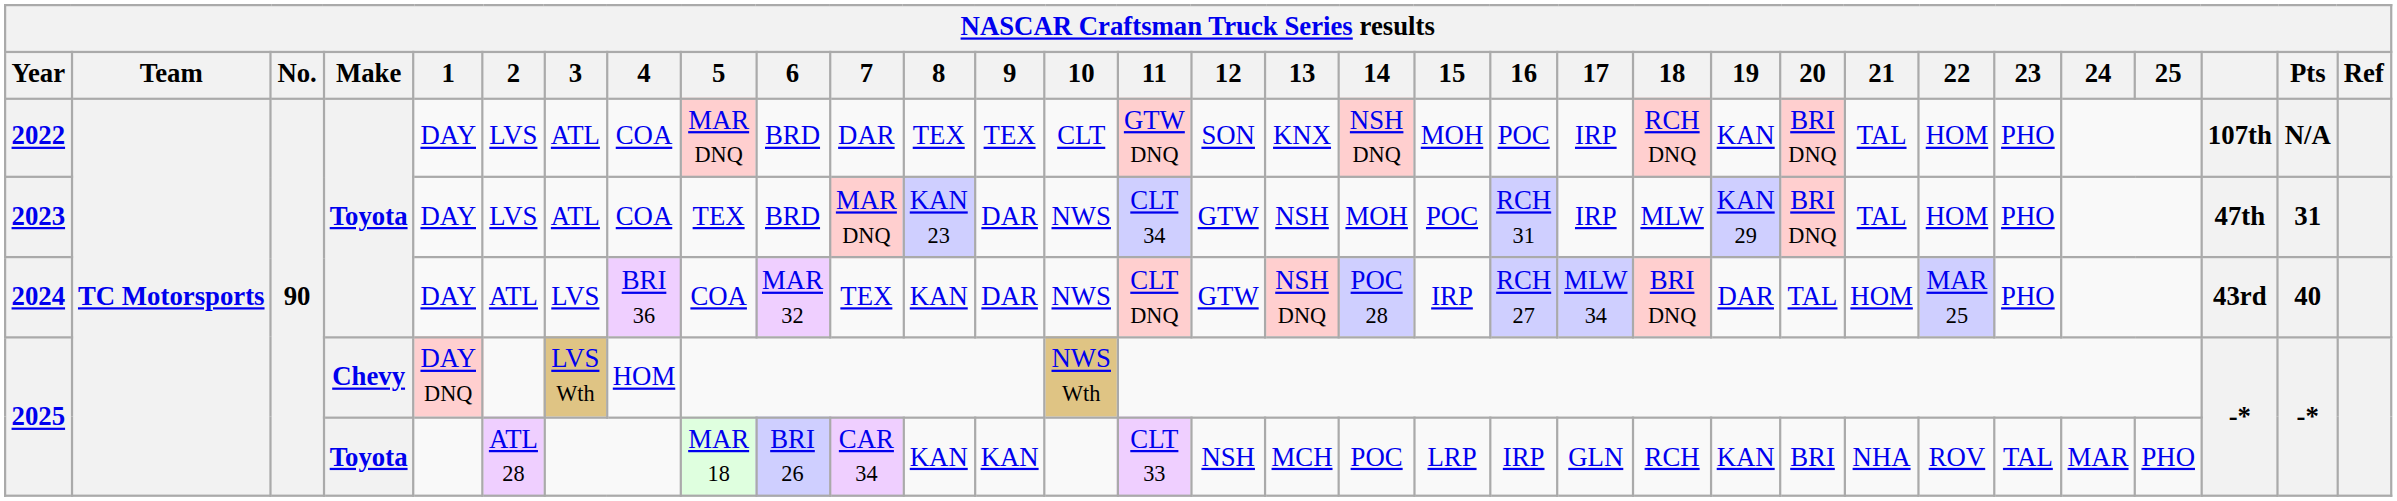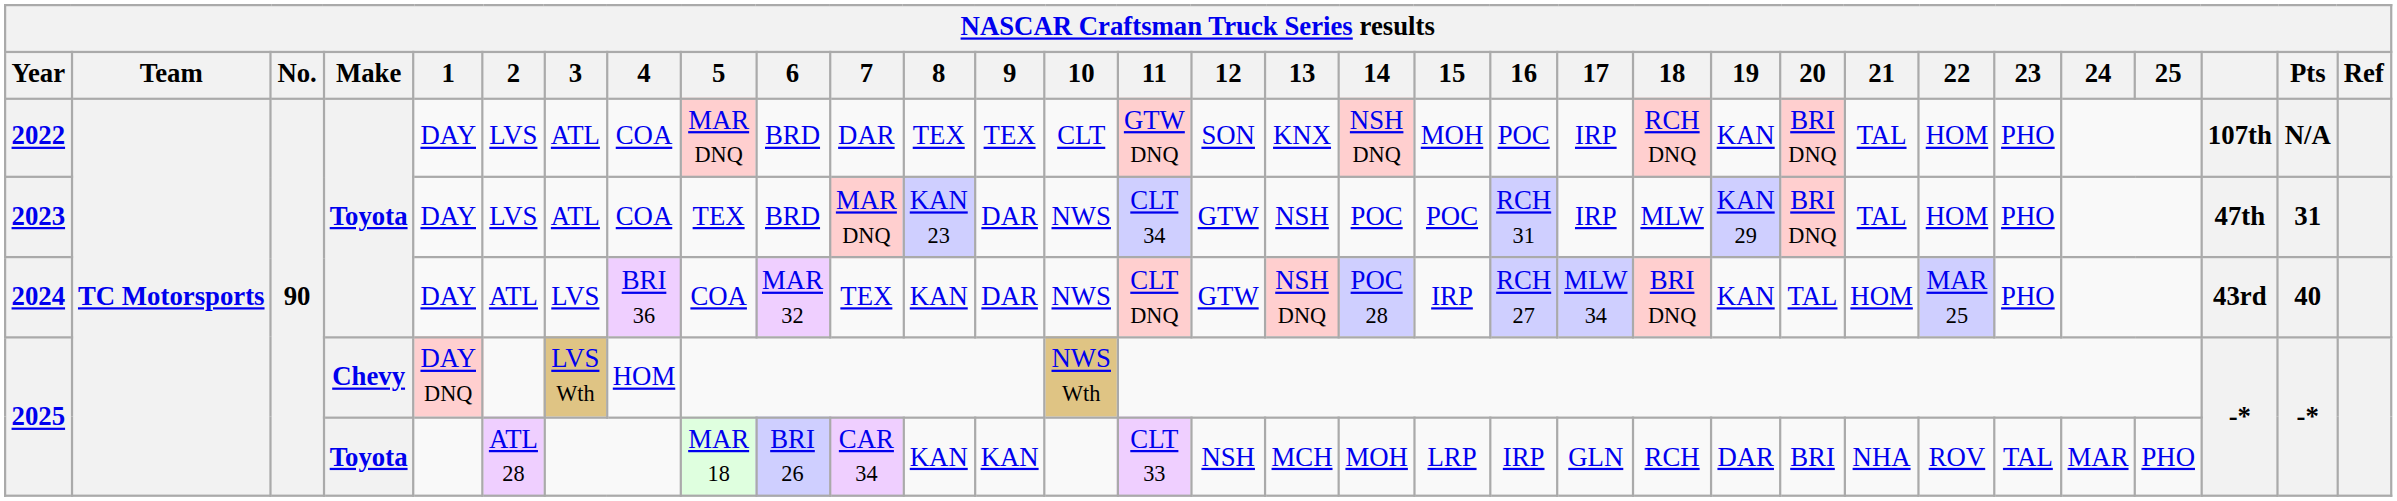(1377, 216) MOH -> (1377, 216) POC
(1746, 296) DAR -> (1746, 296) KAN
(1377, 456) POC -> (1377, 456) MOH
(1746, 456) KAN -> (1746, 456) DAR
